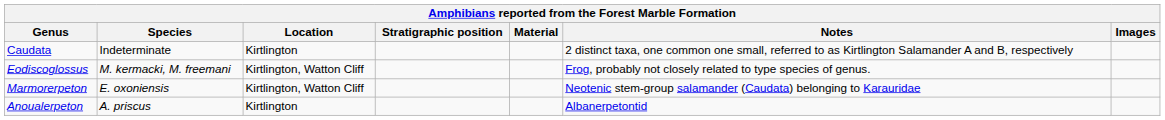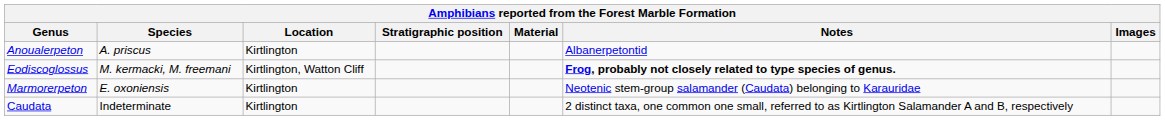rows swapped: (45, 106) <-> (29, 50)
(718, 69) normal -> (730, 69) bold
(305, 87) Kirtlington, Watton Cliff -> (271, 87) Kirtlington
